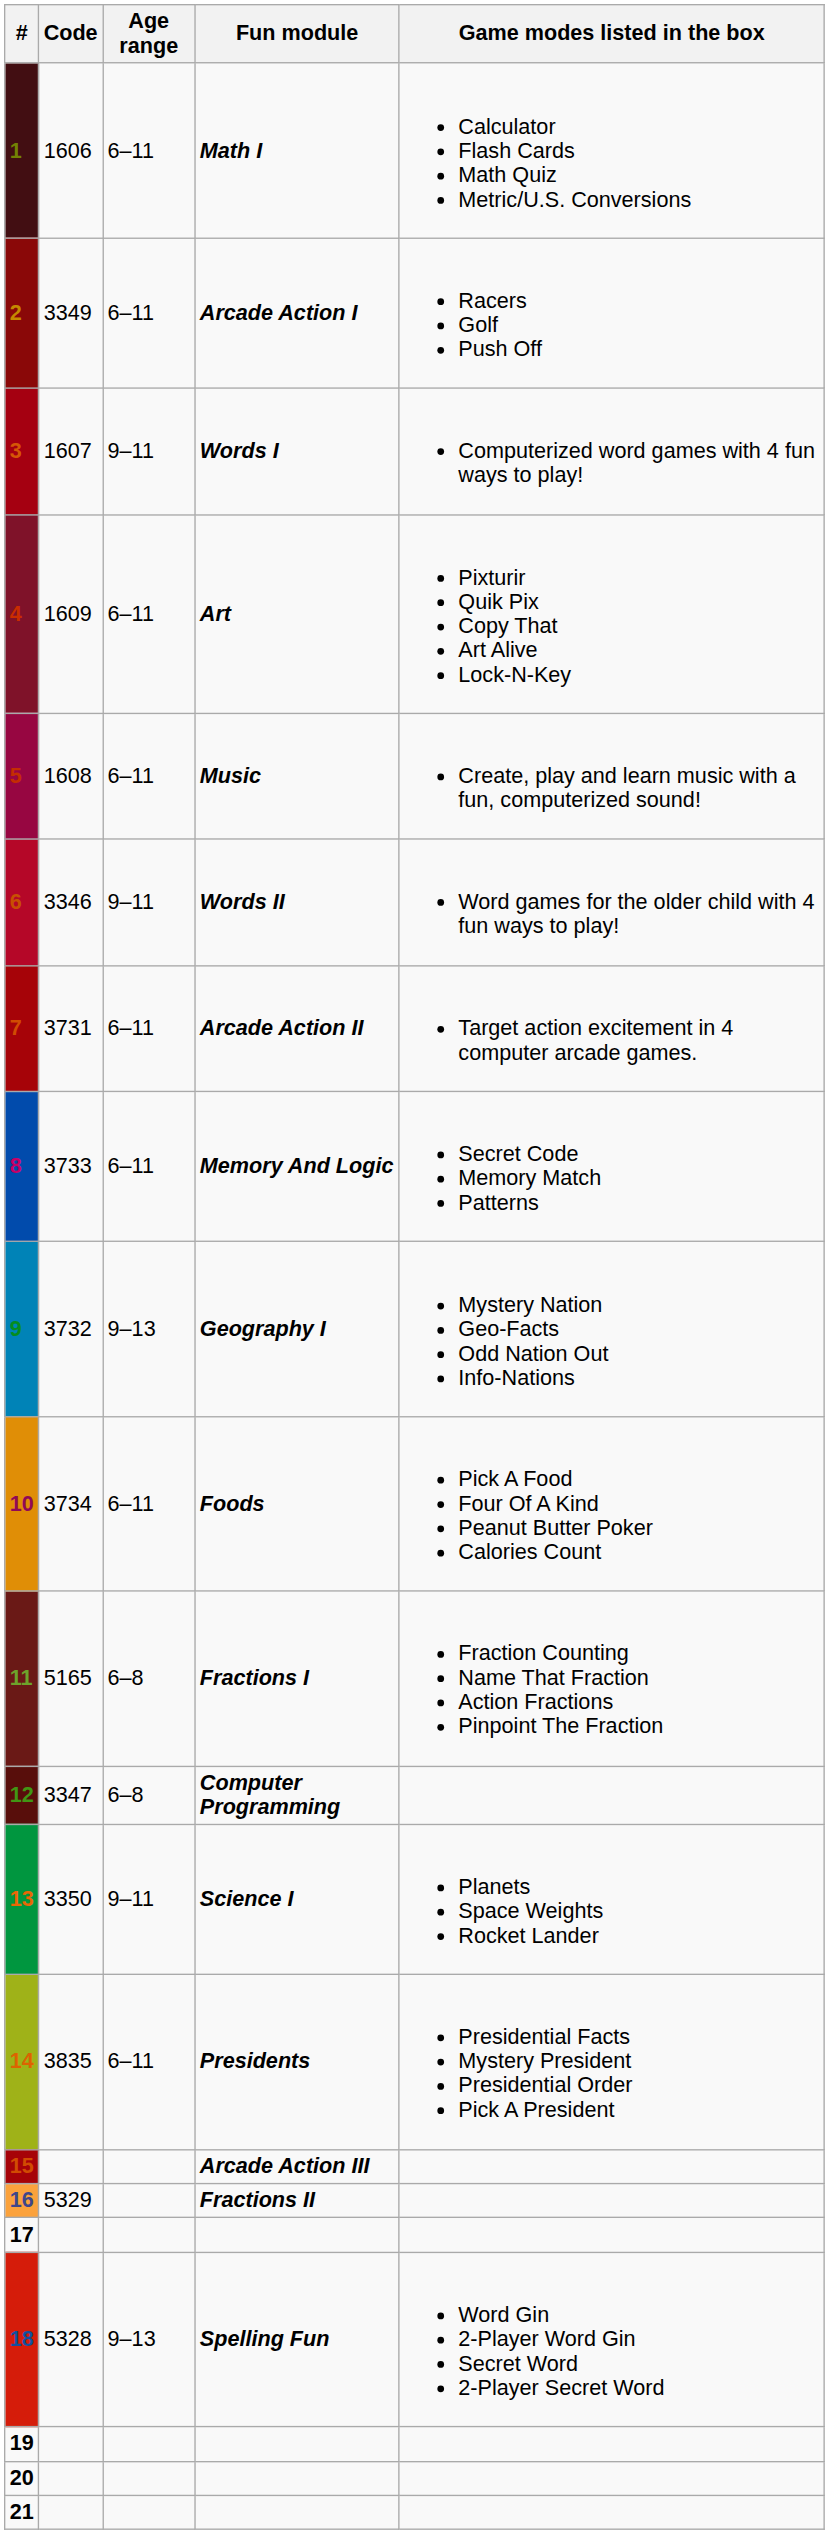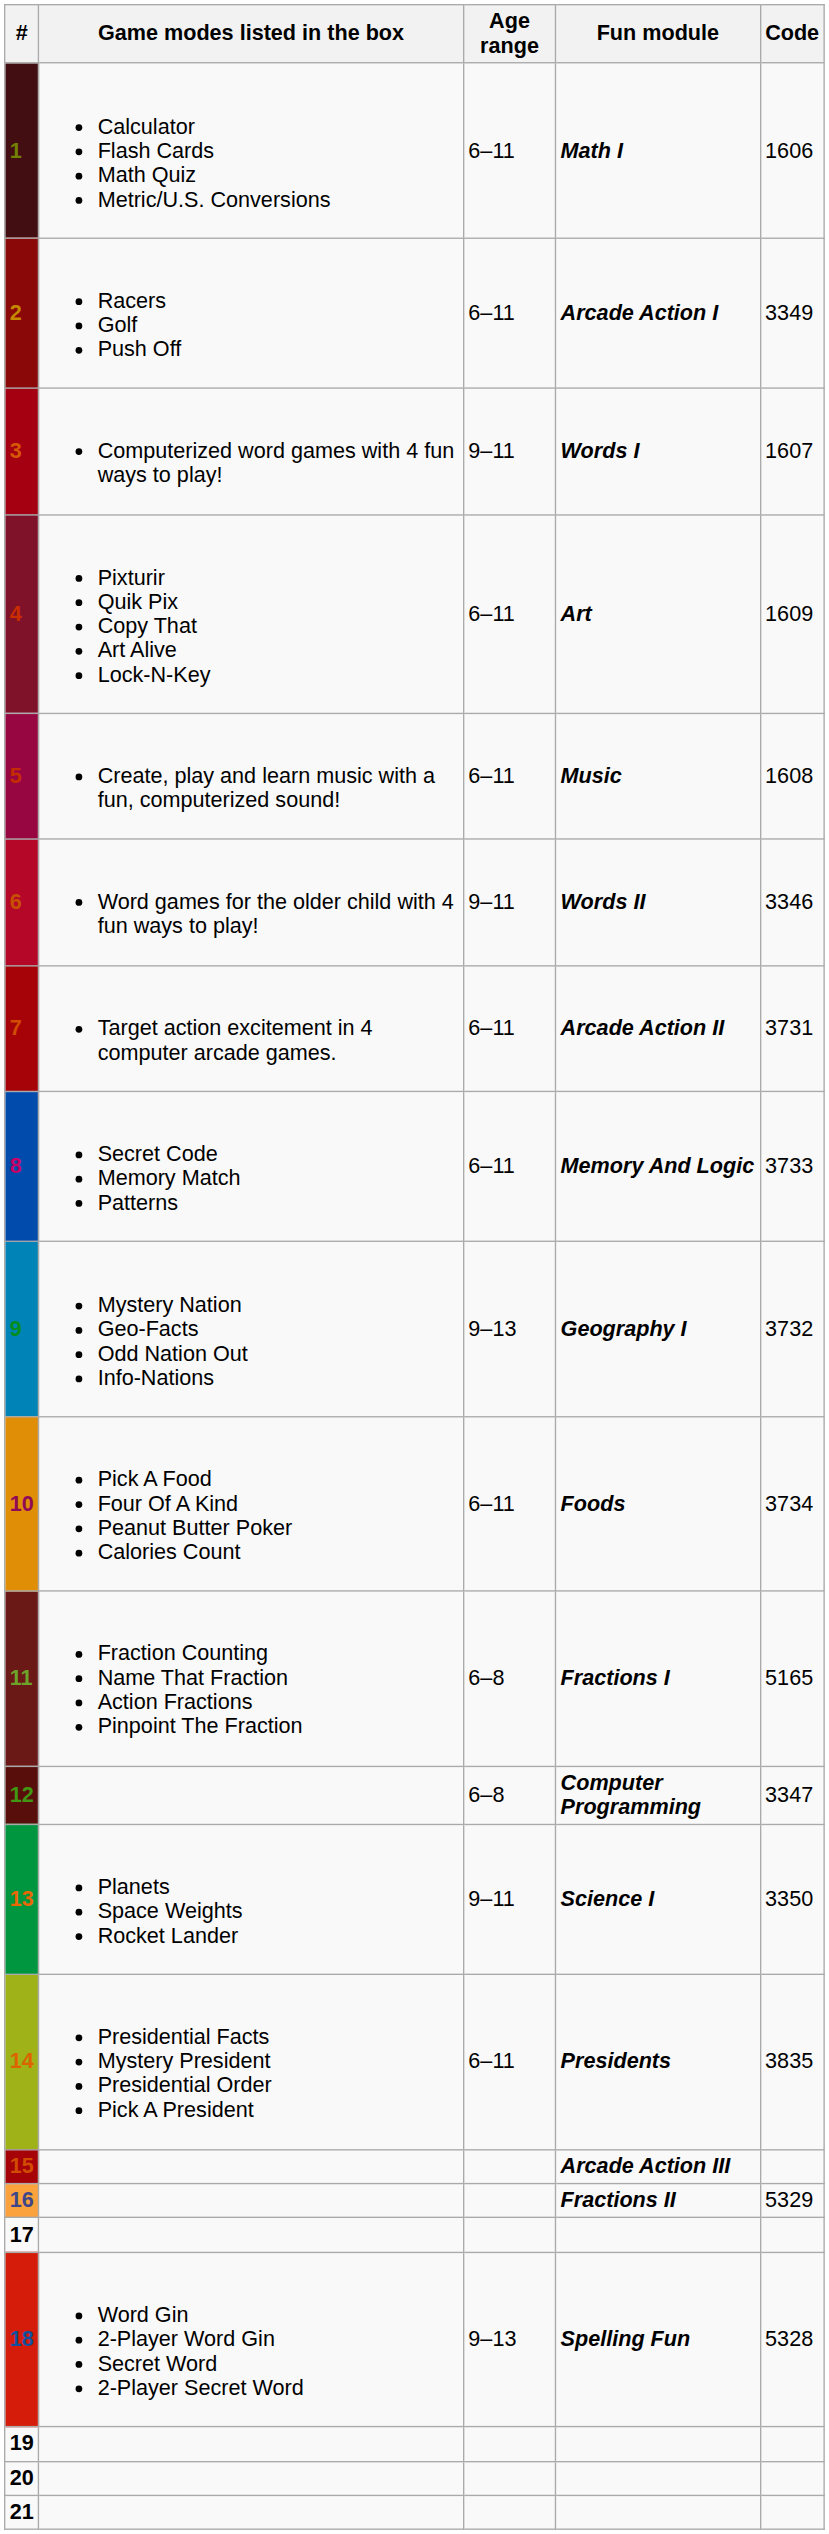columns swapped: (71, 33) <-> (612, 33)
